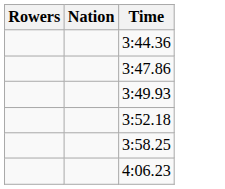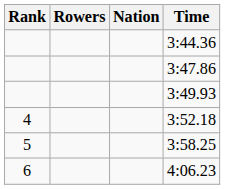+ column: (27, 17)
